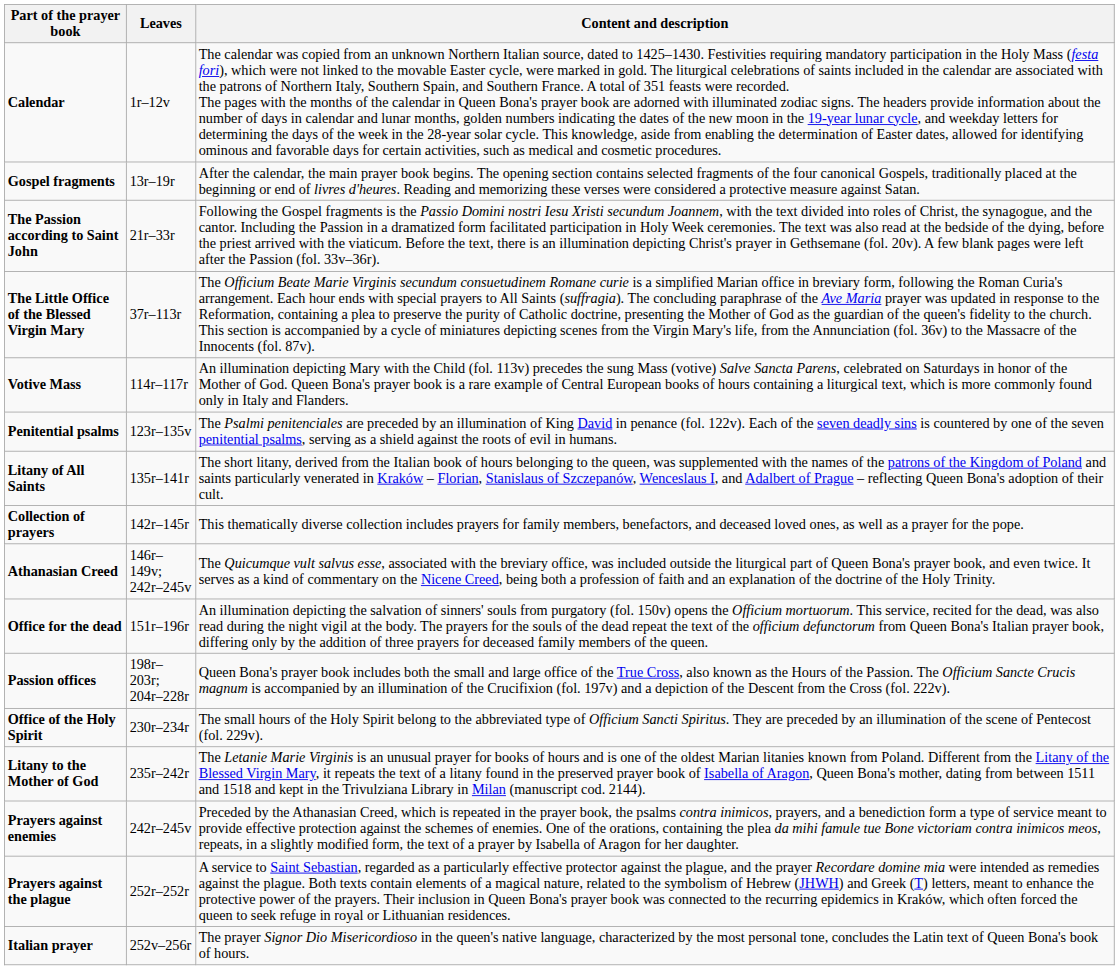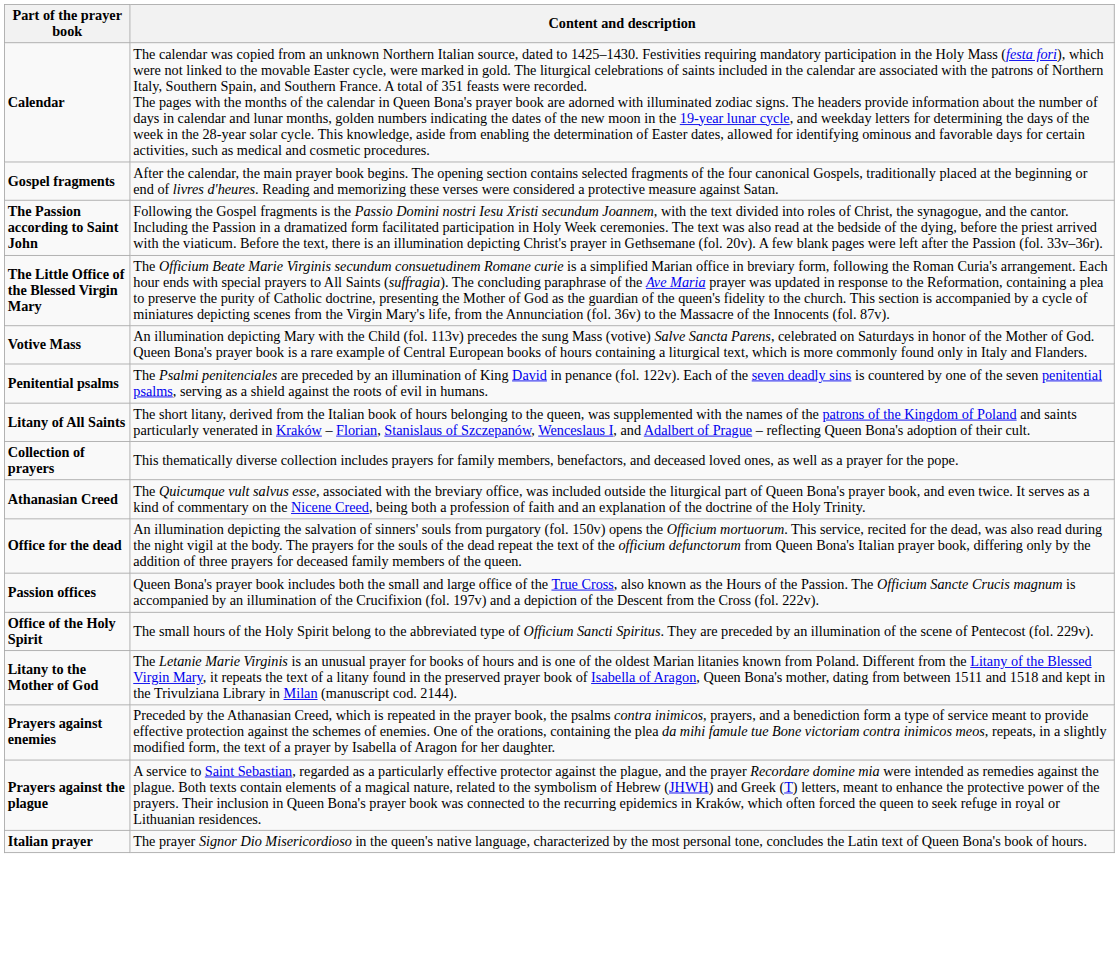- column: (161, 23)
